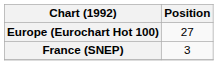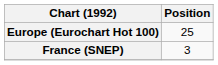(187, 32) 27 -> (187, 32) 25
